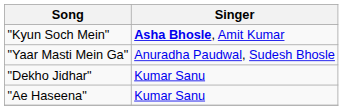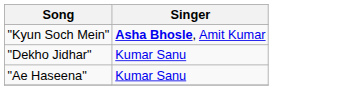- row: (68, 55)
